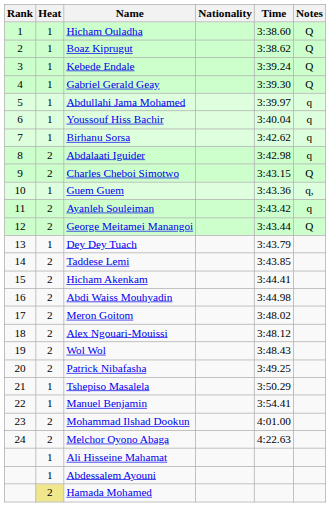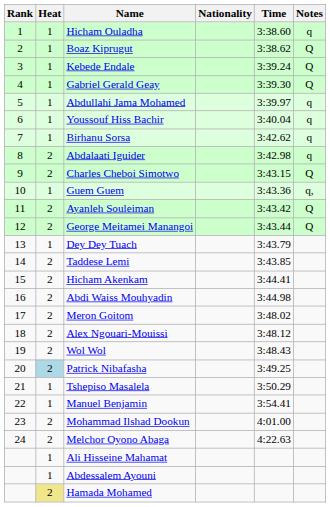(309, 31) Q -> (309, 31) q
(309, 208) q -> (309, 208) Q
(50, 368) no background -> (50, 368) lightblue background
